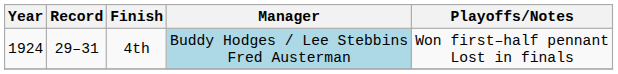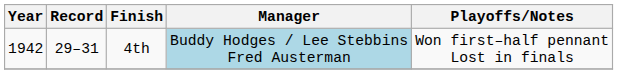(26, 49) 1924 -> (26, 49) 1942
